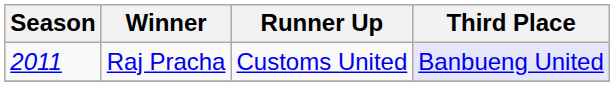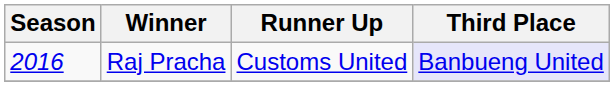(36, 61) 2011 -> (37, 61) 2016
